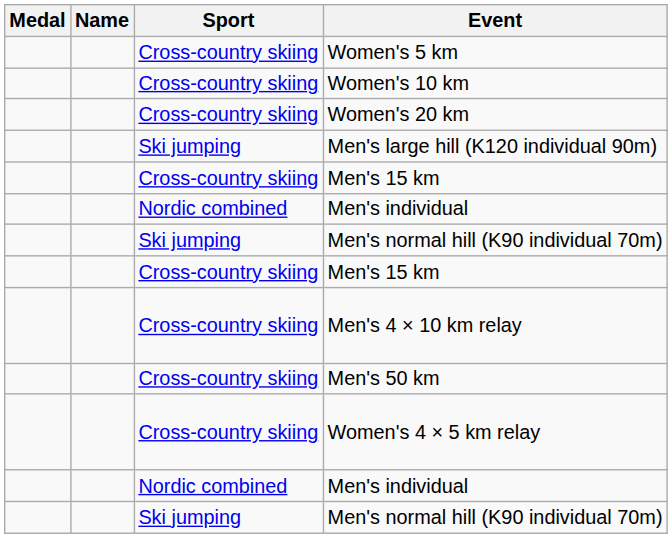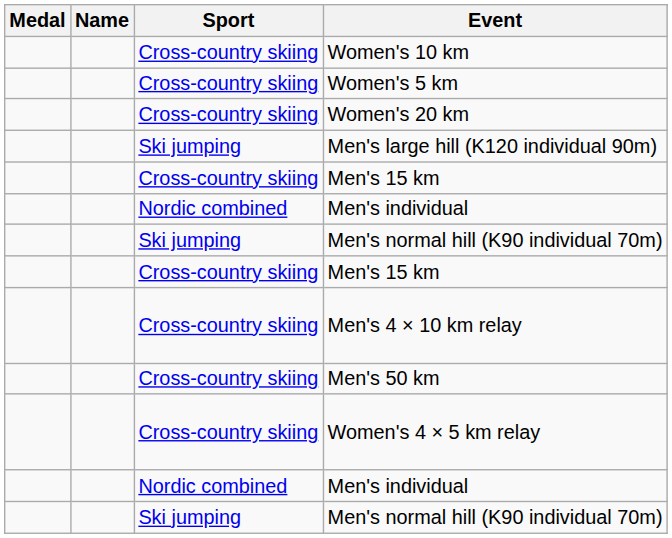rows swapped: (228, 52) <-> (228, 84)
